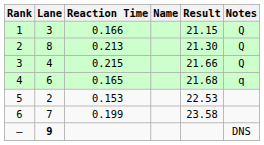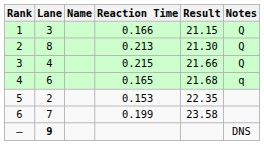columns swapped: (166, 13) <-> (108, 13)
(202, 98) 22.53 -> (202, 98) 22.35
